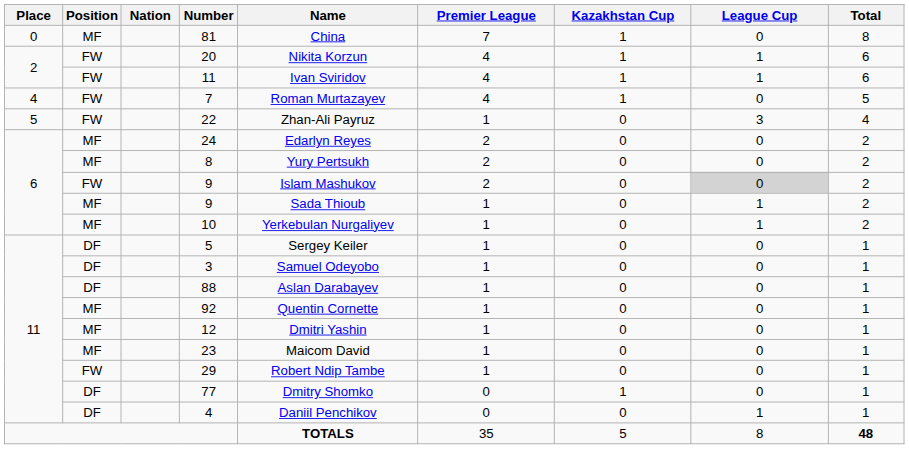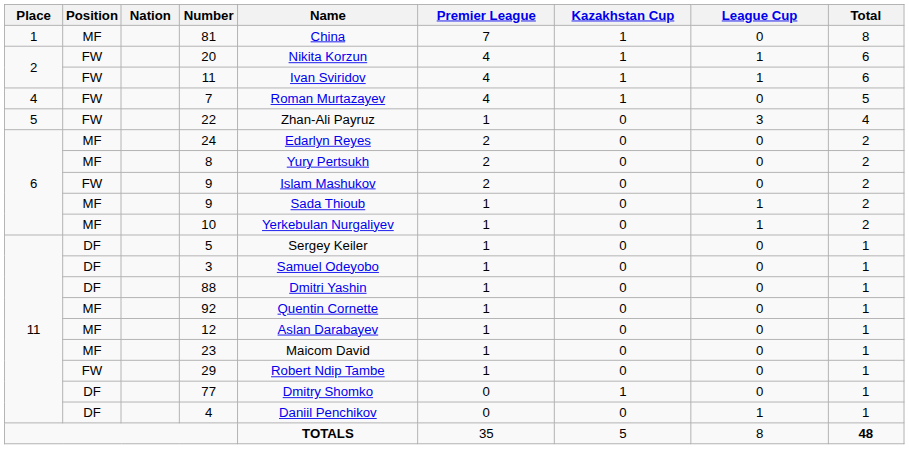(34, 36) 0 -> (34, 36) 1
(760, 183) lightgrey background -> (760, 183) no background
(328, 287) Aslan Darabayev -> (328, 287) Dmitri Yashin
(328, 329) Dmitri Yashin -> (328, 329) Aslan Darabayev
